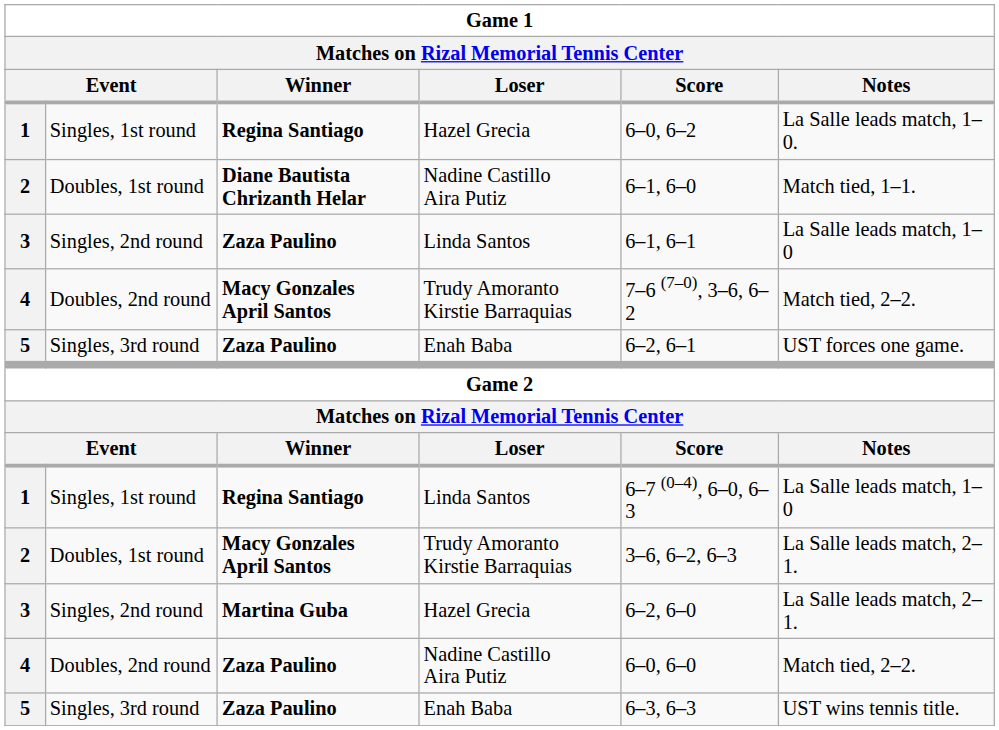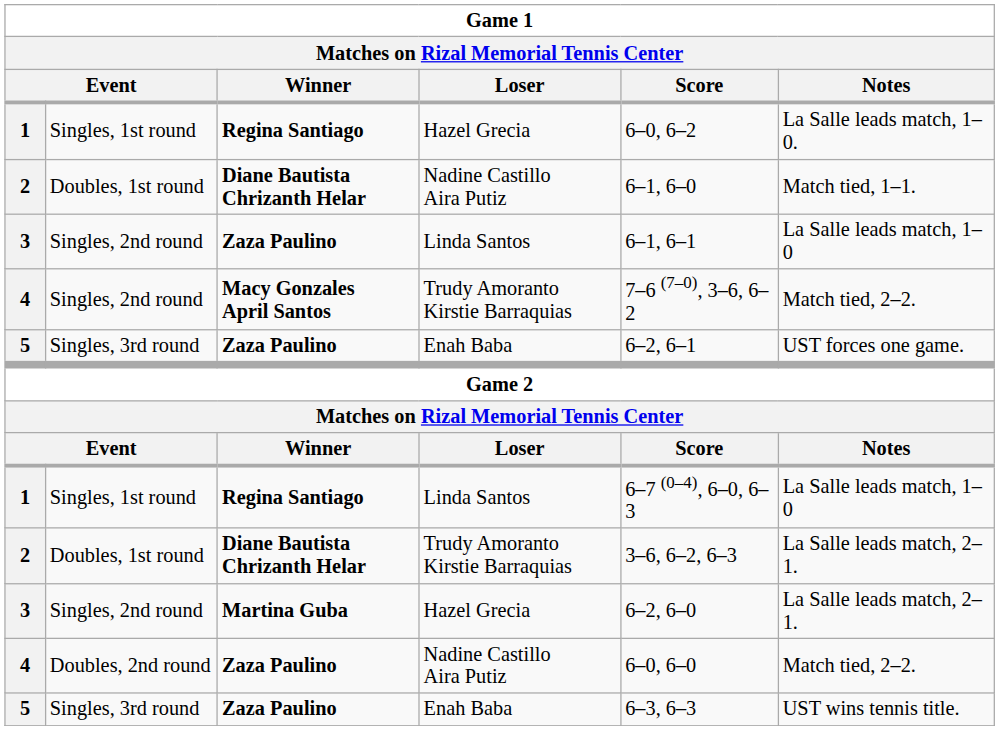(130, 299) Doubles, 2nd round -> (126, 299) Singles, 2nd round
(288, 555) Macy Gonzales April Santos -> (294, 555) Diane Bautista Chrizanth Helar
